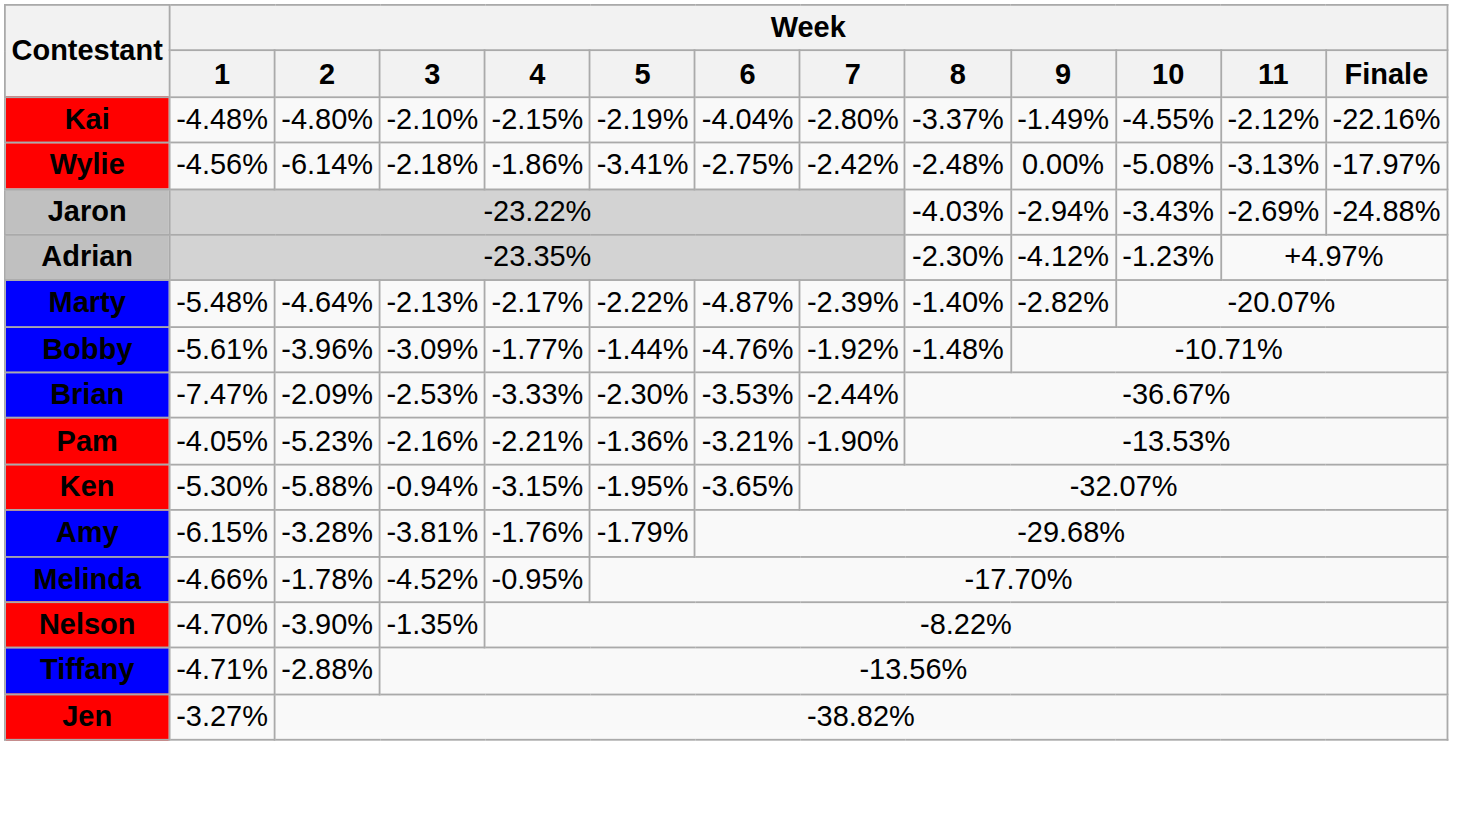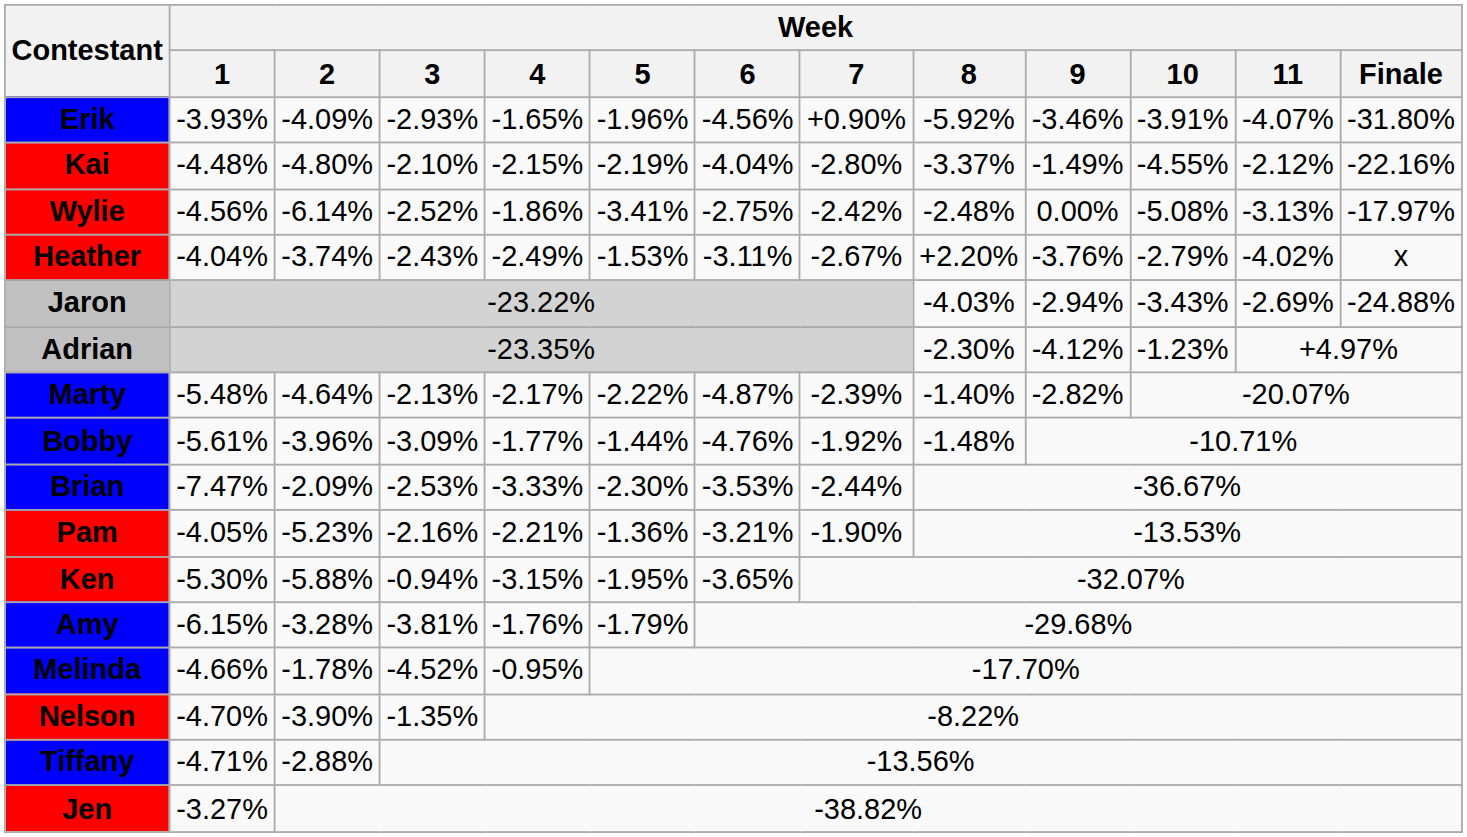+ row: (87, 119)
(432, 165) -2.18% -> (432, 211) -2.52%
+ row: (87, 257)
